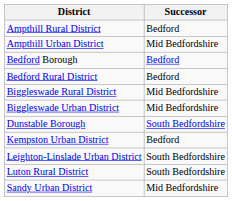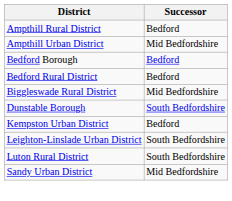- row: (63, 108)
